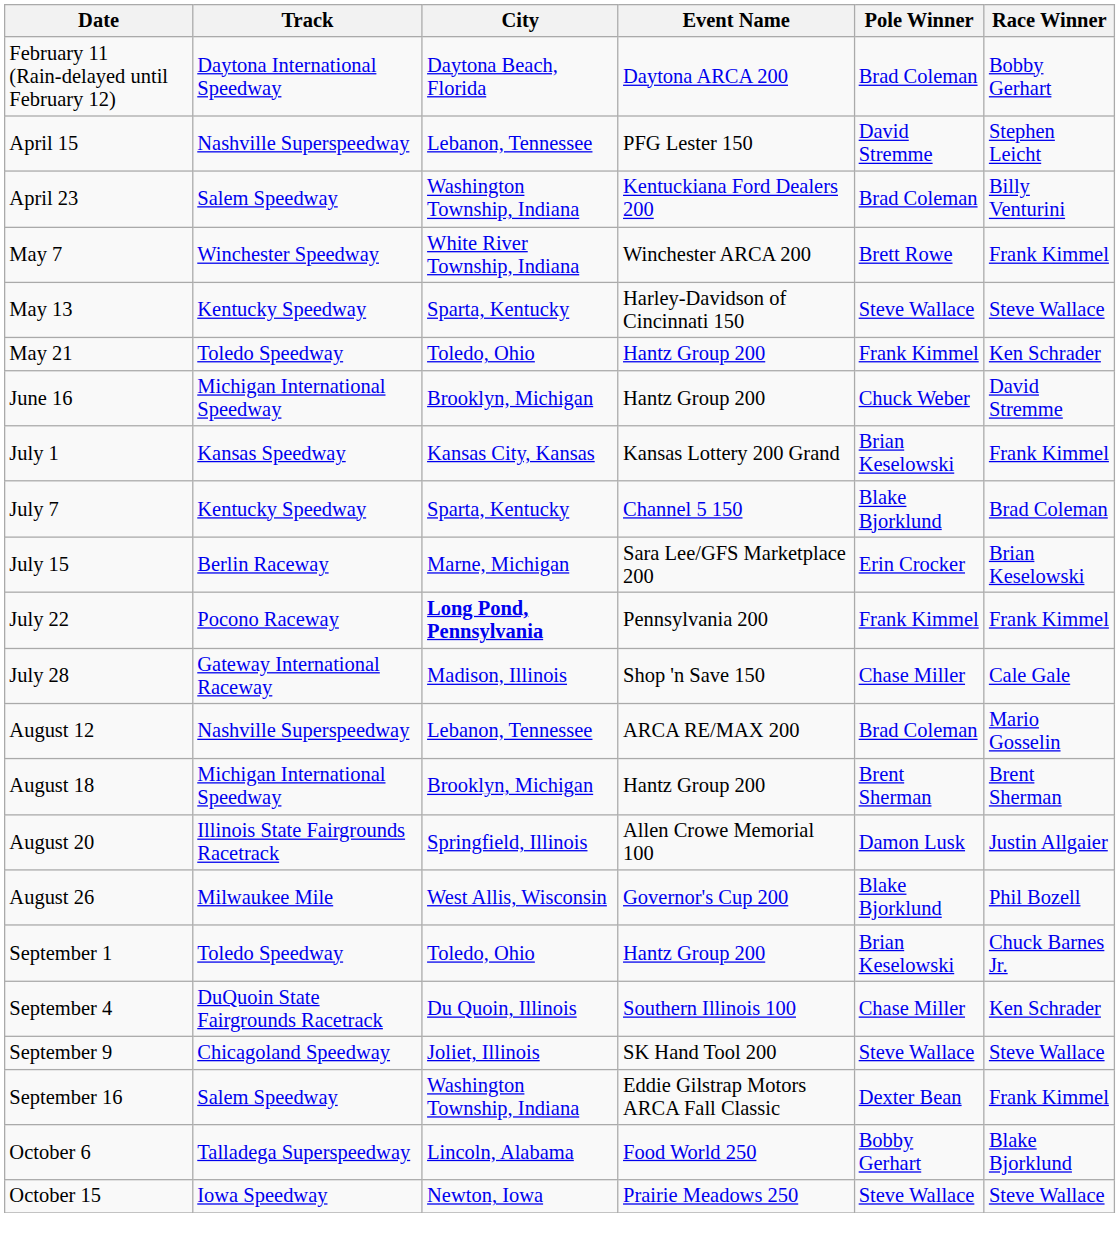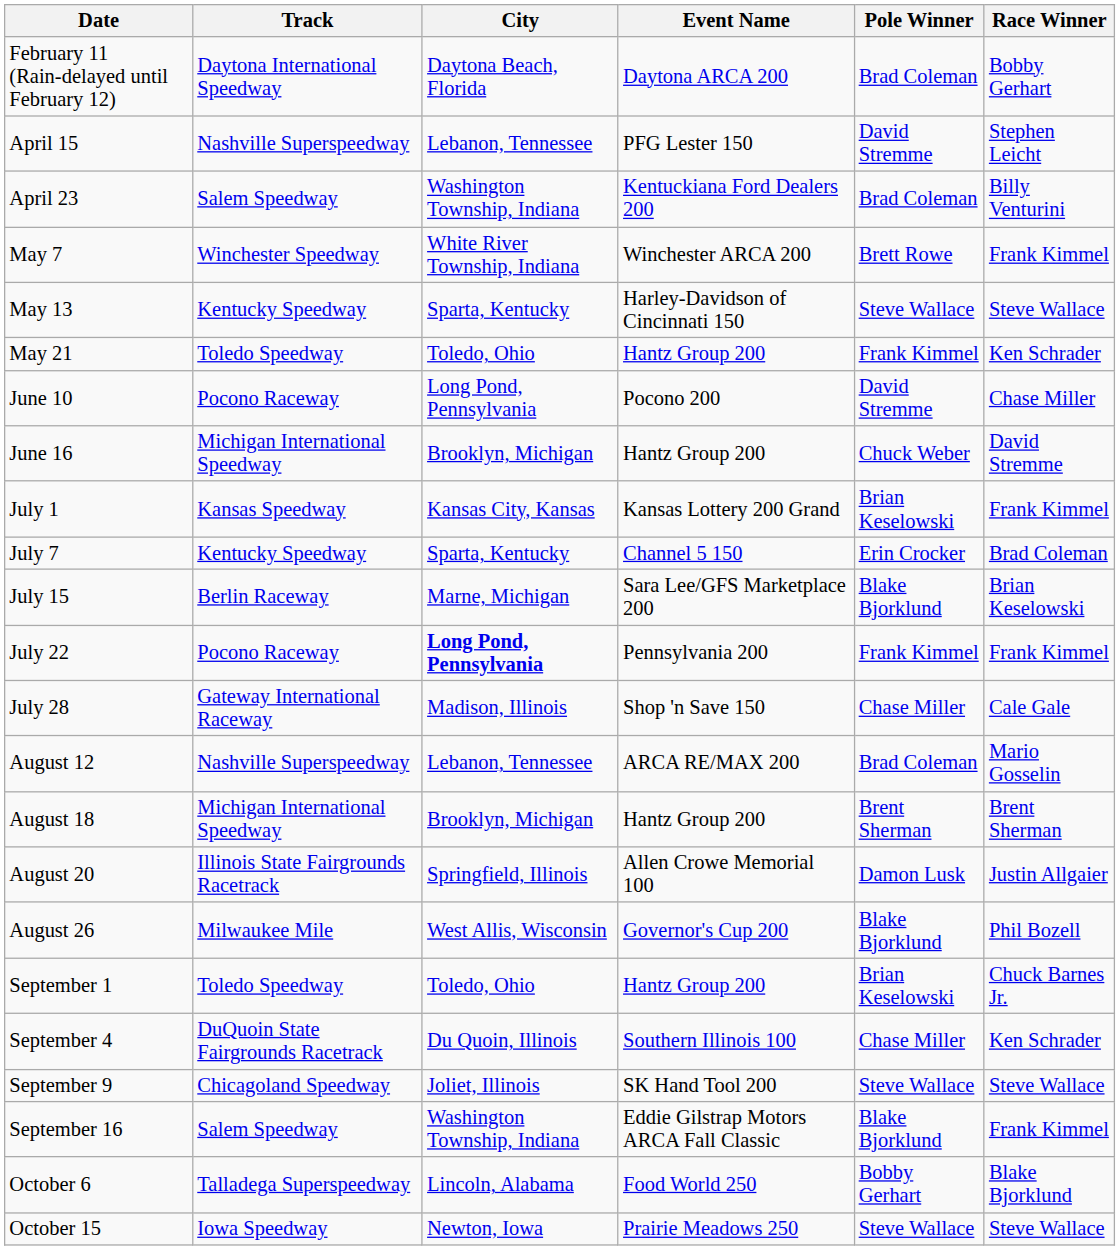+ row: (41, 397)
(900, 508) Blake Bjorklund -> (912, 552) Erin Crocker
(912, 564) Erin Crocker -> (900, 596) Blake Bjorklund
(910, 1096) Dexter Bean -> (900, 1129) Blake Bjorklund
